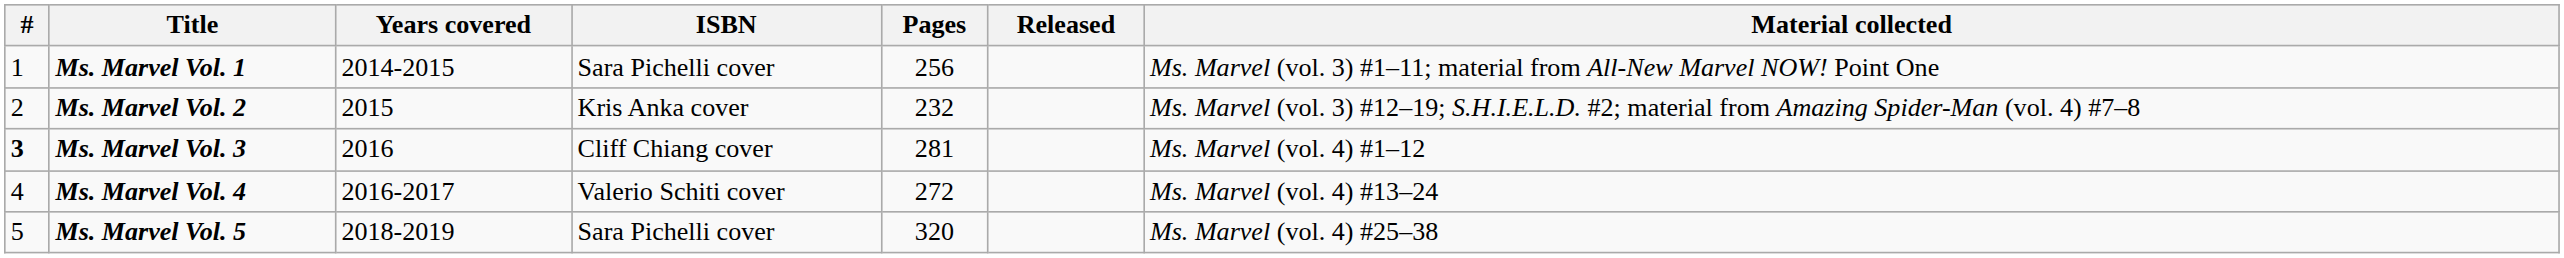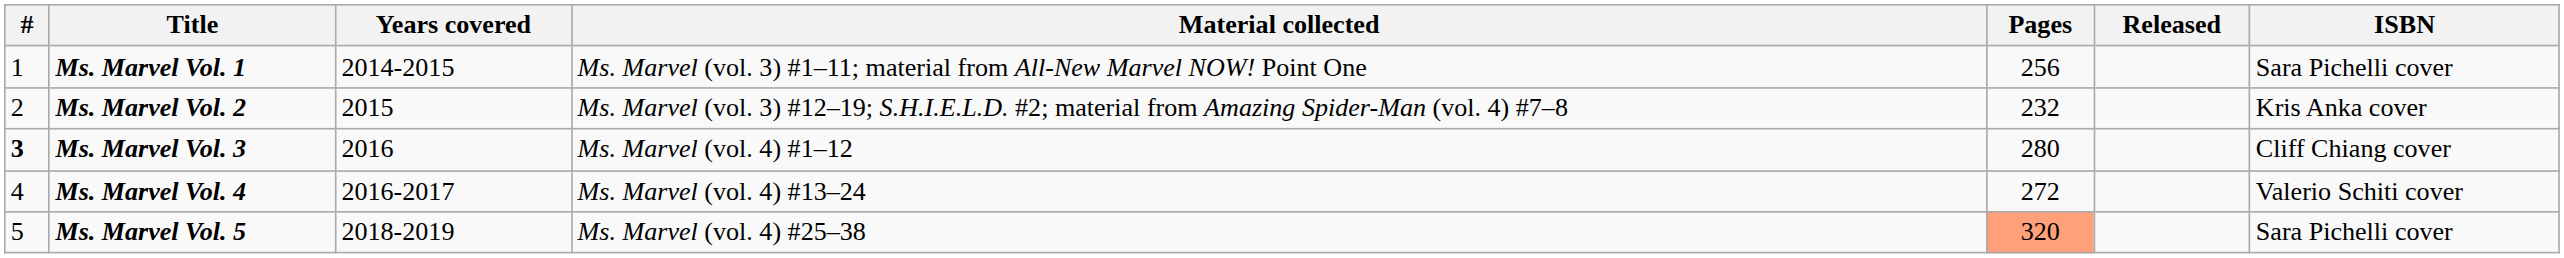columns swapped: (1852, 25) <-> (726, 25)
(934, 149) 281 -> (2040, 149) 280
(934, 231) no background -> (2040, 231) lightsalmon background
